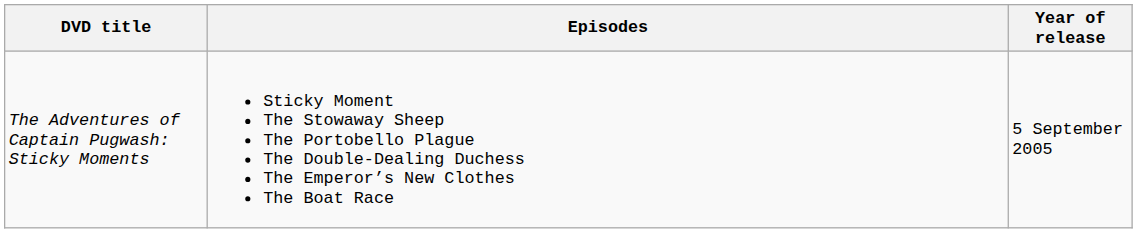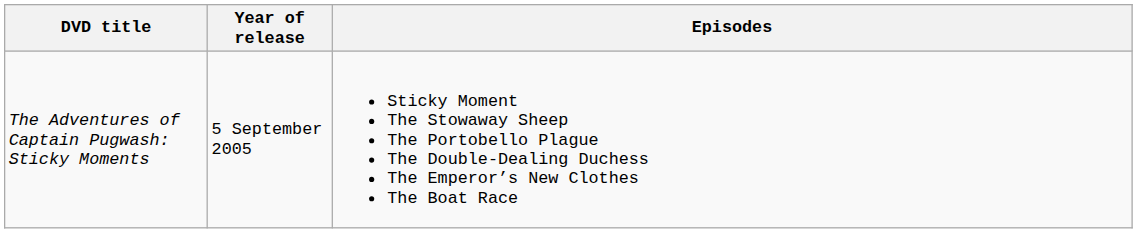columns swapped: (1070, 28) <-> (608, 28)
